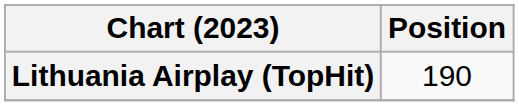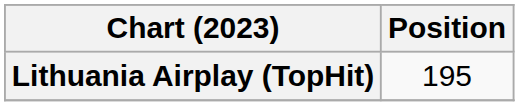(447, 75) 190 -> (447, 75) 195
